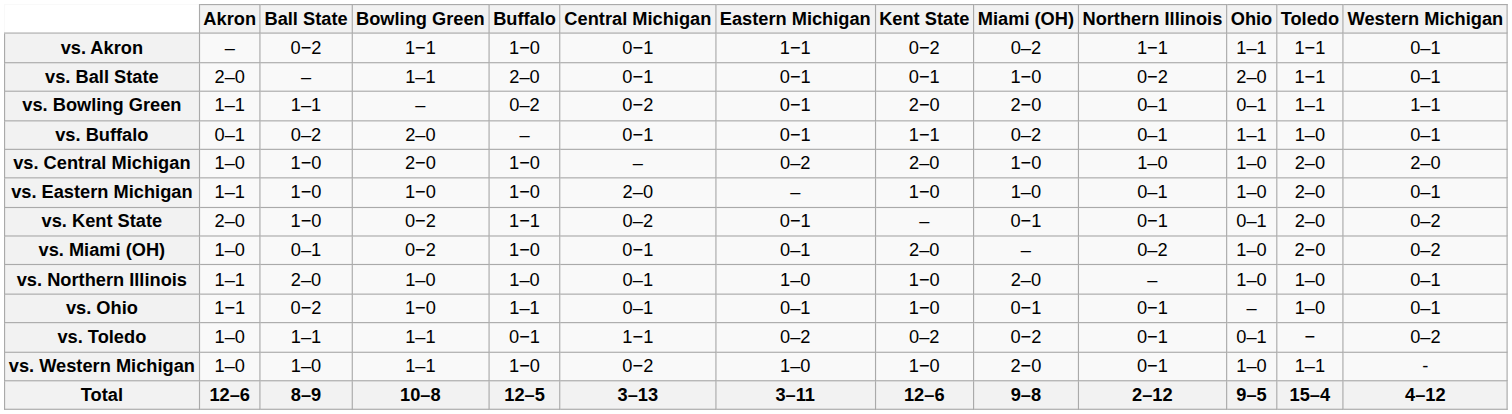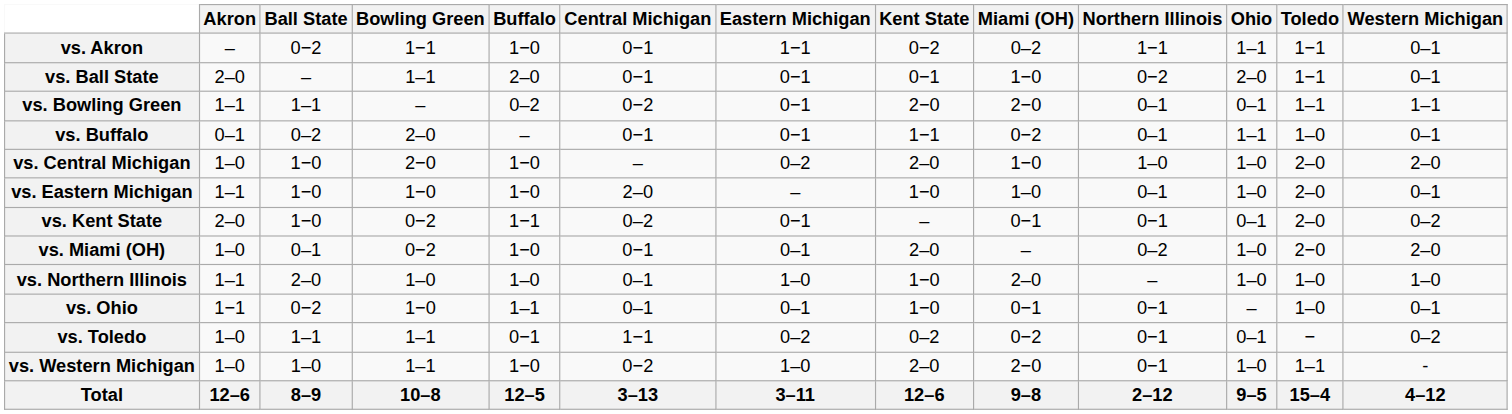(1026, 134) 0–2 -> (1026, 134) 0−2
(1425, 250) 0–2 -> (1425, 250) 2–0
(1425, 279) 0–1 -> (1425, 279) 1–0
(924, 366) 1−0 -> (924, 366) 2–0
